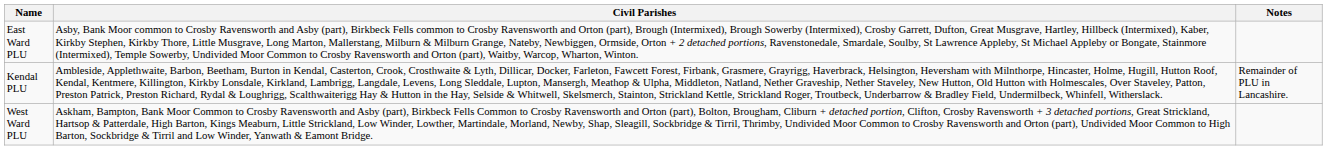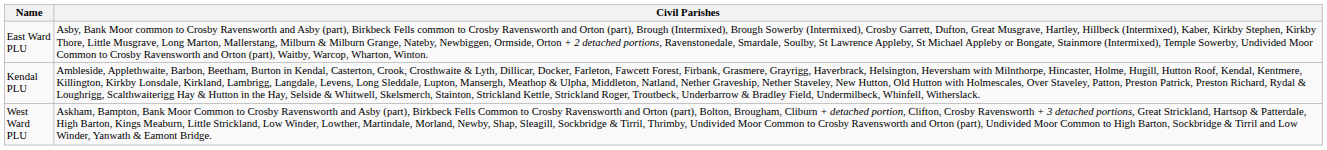- column: (1279, 13)
